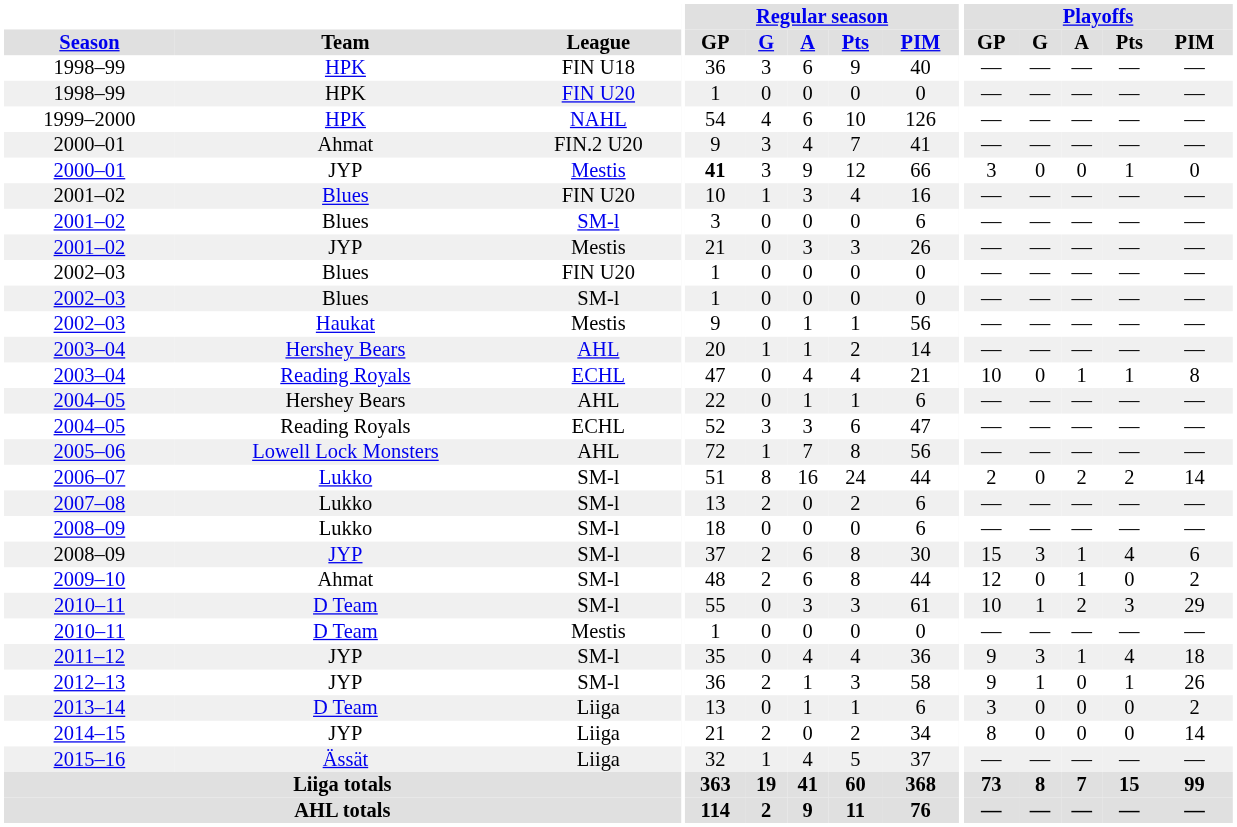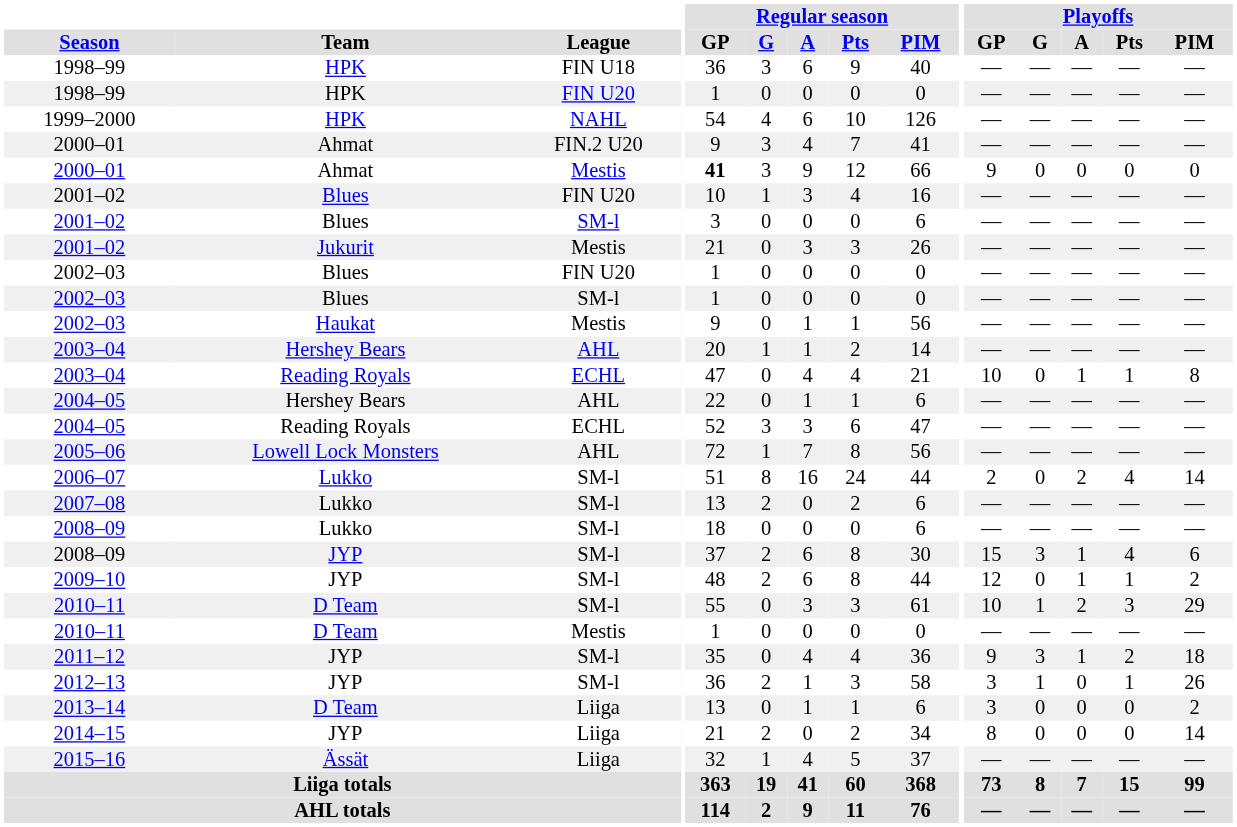(345, 170) JYP -> (345, 170) Ahmat
(991, 170) 3 -> (991, 170) 9
(1129, 170) 1 -> (1129, 170) 0
(345, 247) JYP -> (345, 247) Jukurit
(1129, 477) 2 -> (1129, 477) 4
(345, 579) Ahmat -> (345, 579) JYP
(1129, 579) 0 -> (1129, 579) 1
(1129, 656) 4 -> (1129, 656) 2
(991, 682) 9 -> (991, 682) 3
